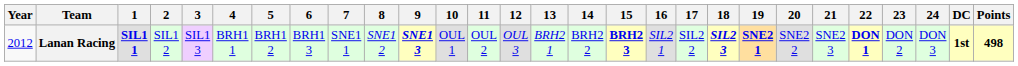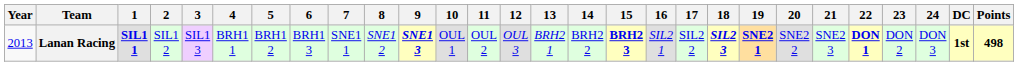(20, 42) 2012 -> (20, 42) 2013
